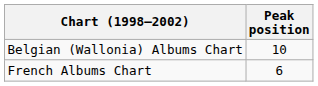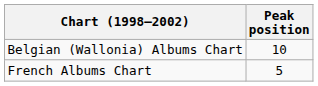(279, 70) 6 -> (279, 70) 5
